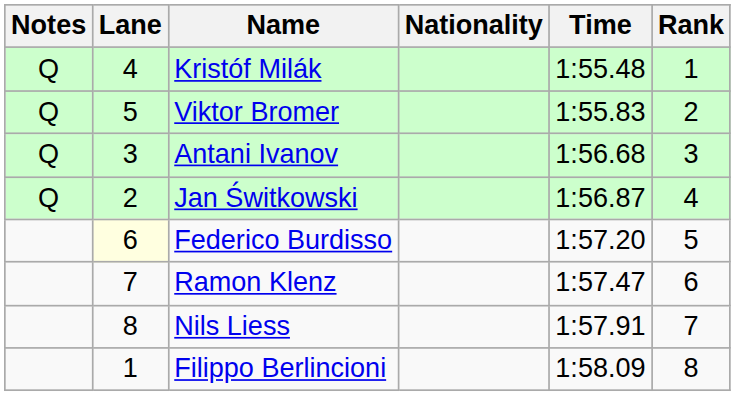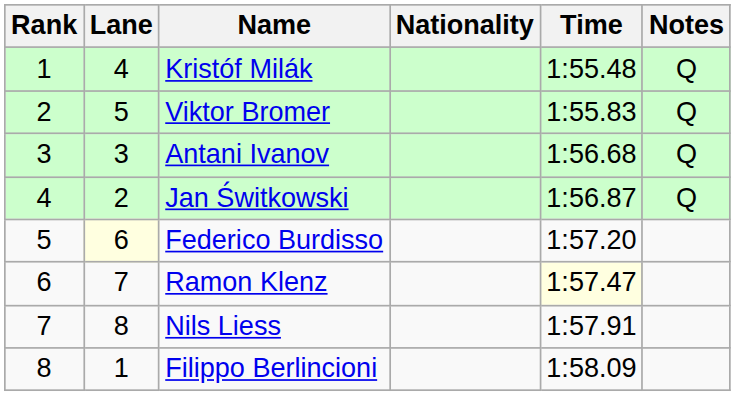columns swapped: (691, 25) <-> (49, 25)
(600, 283) no background -> (591, 283) lightyellow background
